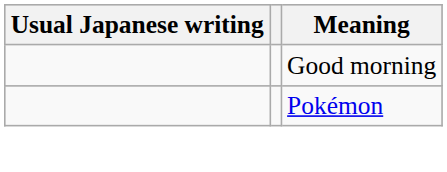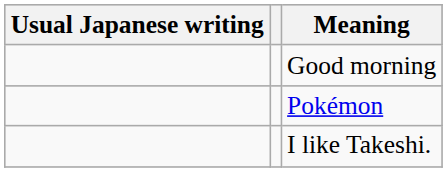+ row: (359, 145)
